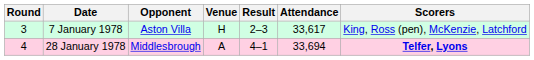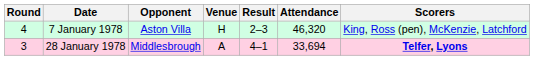(24, 30) 3 -> (24, 30) 4
(309, 30) 33,617 -> (309, 30) 46,320
(24, 47) 4 -> (24, 47) 3
